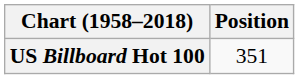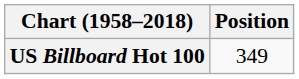(252, 55) 351 -> (252, 55) 349
